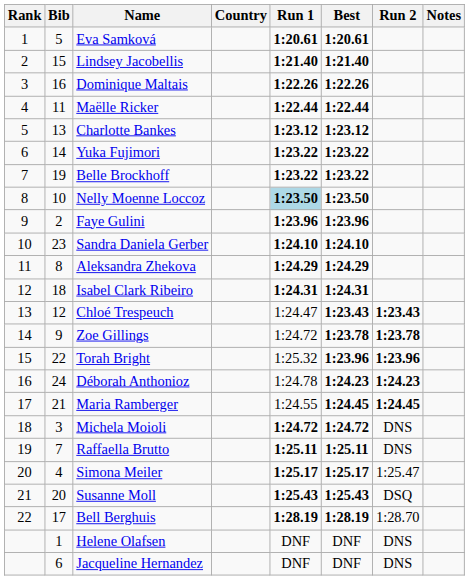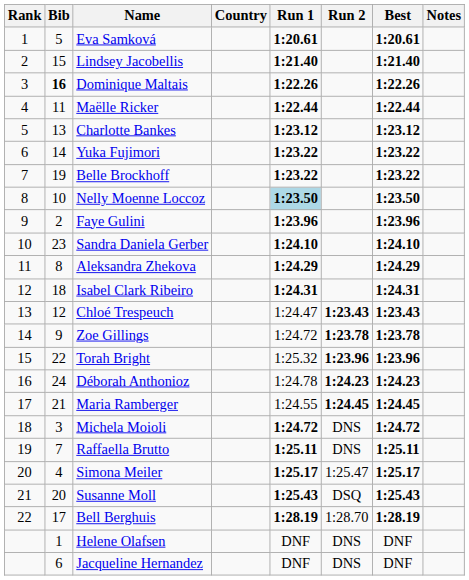columns swapped: (398, 15) <-> (347, 15)
(59, 84) normal -> (59, 84) bold
